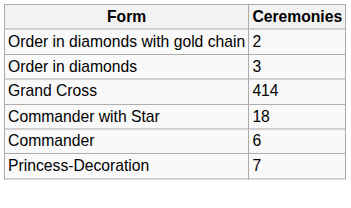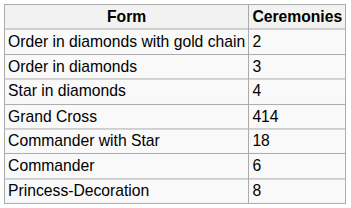+ row: (67, 91)
(257, 166) 7 -> (257, 191) 8
